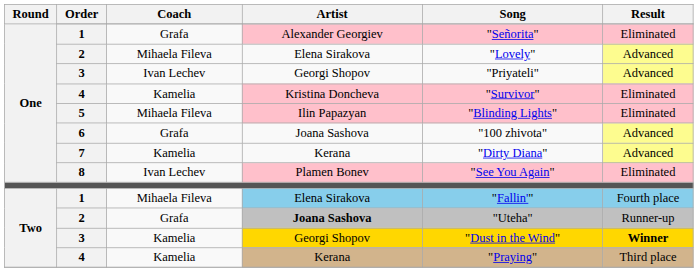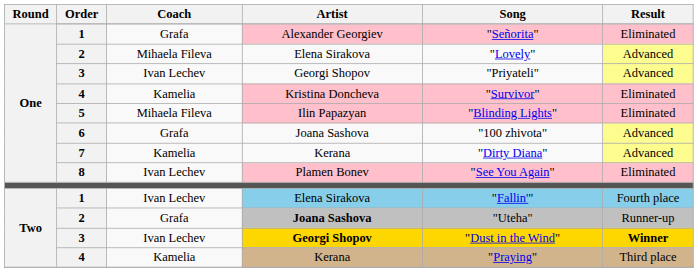(174, 198) Mihaela Fileva -> (174, 198) Ivan Lechev
(174, 237) Kamelia -> (174, 237) Ivan Lechev
(332, 237) normal -> (332, 237) bold
